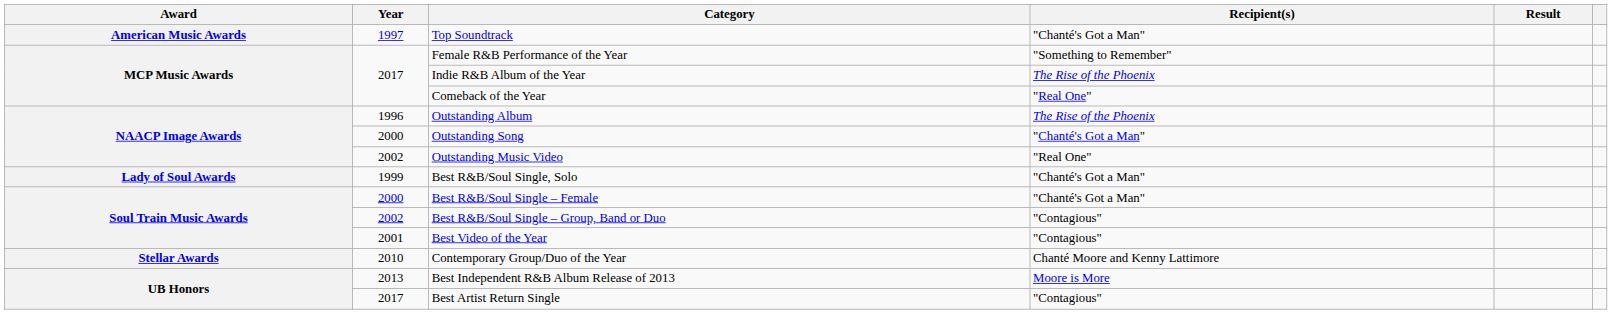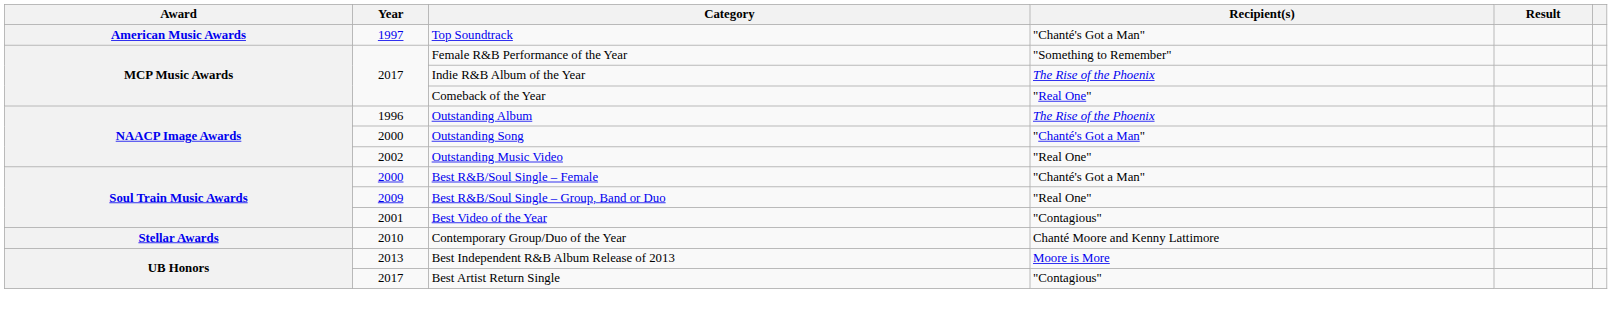- row: (505, 177)
(391, 217) 2002 -> (391, 197) 2009
(1067, 217) "Contagious" -> (1062, 197) "Real One"
